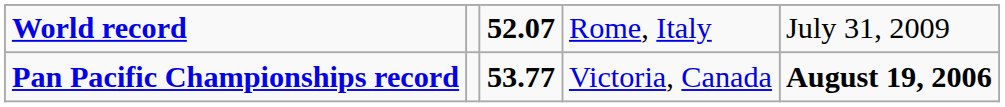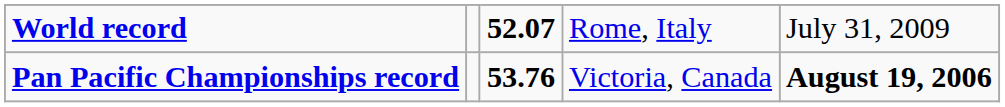(521, 76) 53.77 -> (521, 76) 53.76
